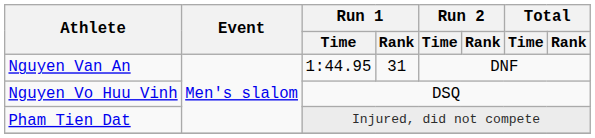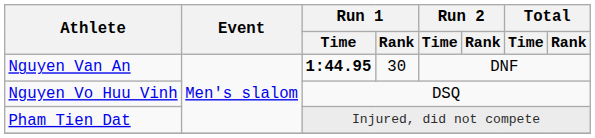(338, 67) normal -> (338, 67) bold
(397, 67) 31 -> (397, 67) 30
